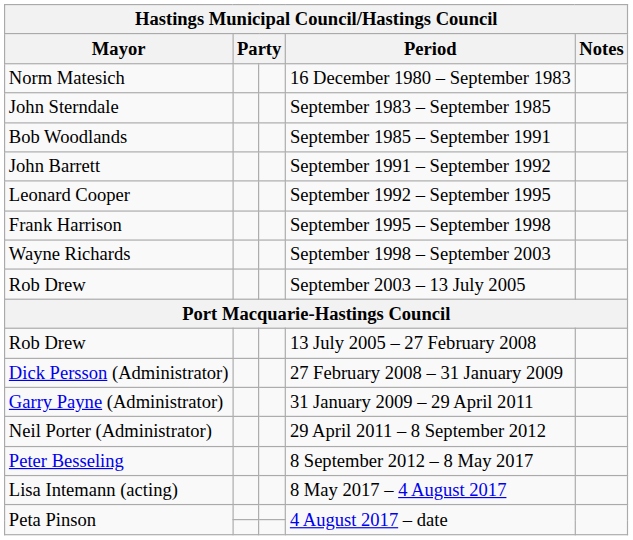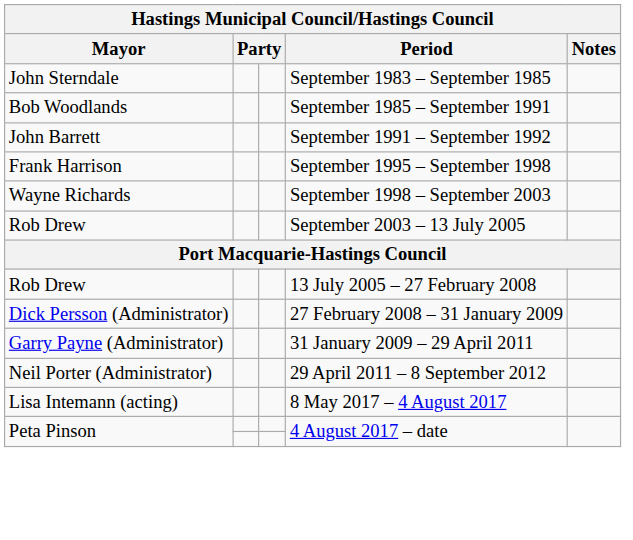- row: (67, 78)
- row: (69, 195)
- row: (66, 460)
